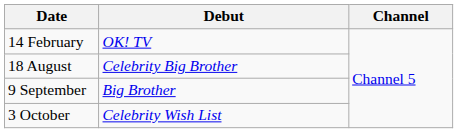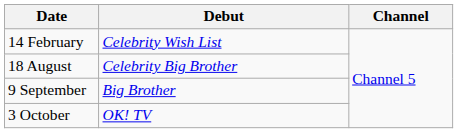(127, 41) OK! TV -> (162, 41) Celebrity Wish List
(162, 115) Celebrity Wish List -> (127, 115) OK! TV
